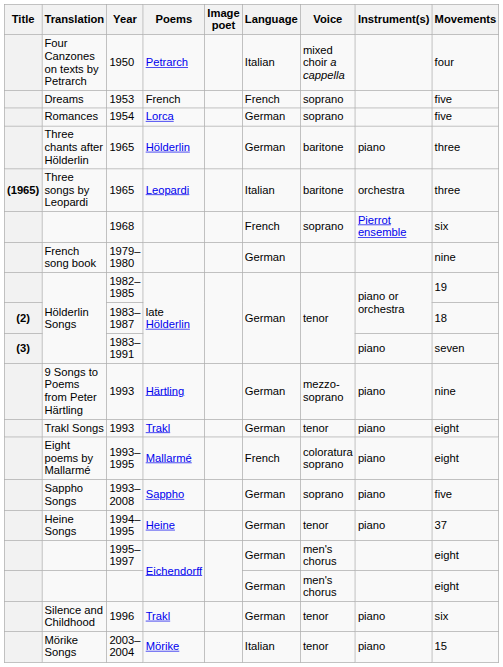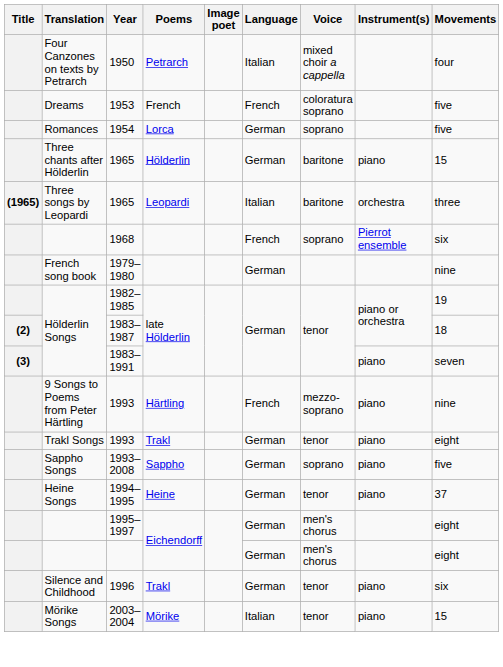(323, 99) soprano -> (328, 105) coloratura soprano
(447, 147) three -> (441, 160) 15
(265, 391) German -> (262, 404) French
- row: (69, 458)
